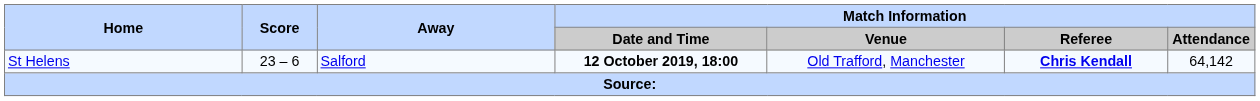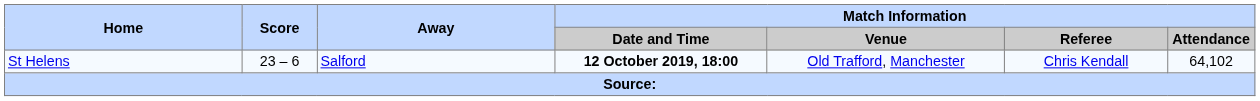(1086, 61) bold -> (1086, 61) normal
(1211, 61) 64,142 -> (1211, 61) 64,102
